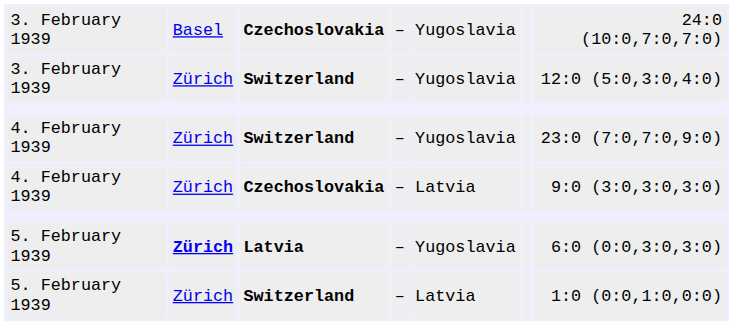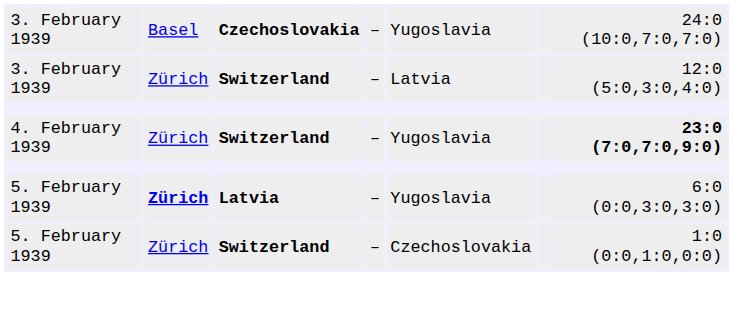(465, 79) Yugoslavia -> (421, 79) Latvia
(631, 138) normal -> (657, 138) bold
- row: (66, 187)
(445, 296) Latvia -> (461, 247) Czechoslovakia
